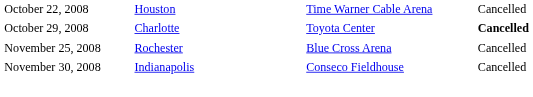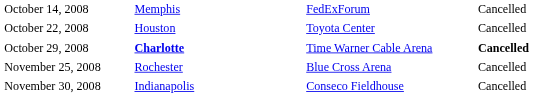+ row: (46, 9)
(369, 9) Time Warner Cable Arena -> (341, 28) Toyota Center
(157, 28) normal -> (159, 47) bold
(341, 28) Toyota Center -> (369, 47) Time Warner Cable Arena
